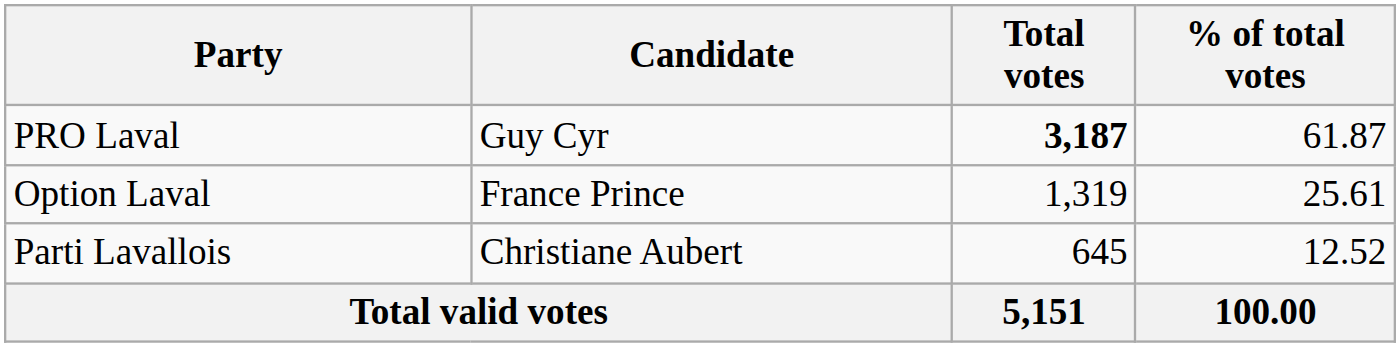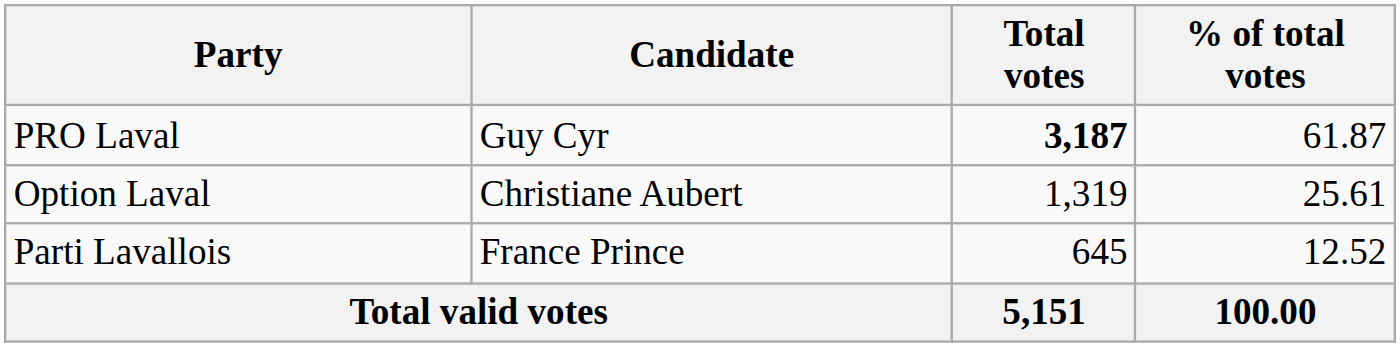(582, 193) France Prince -> (611, 193) Christiane Aubert
(611, 252) Christiane Aubert -> (582, 252) France Prince
